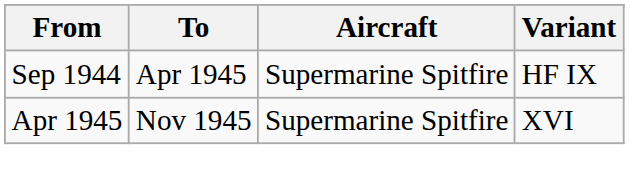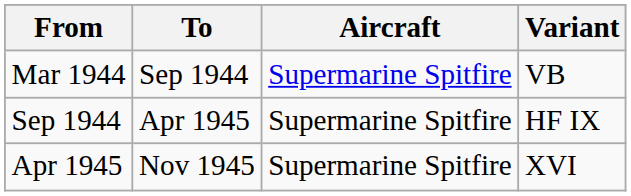+ row: (69, 73)
